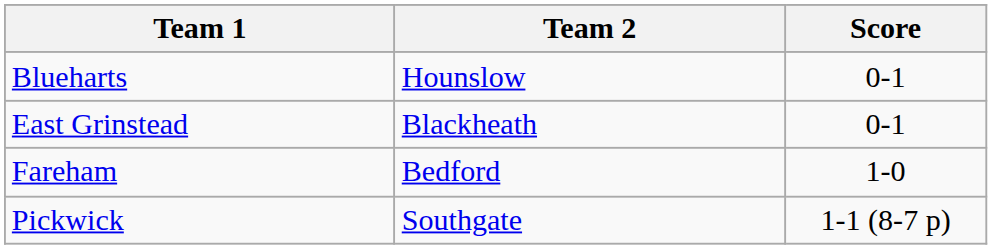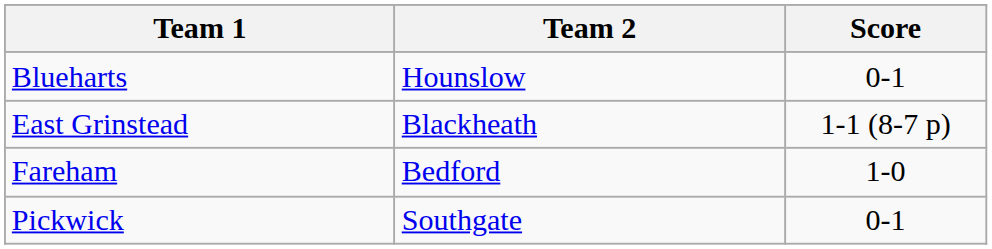(886, 123) 0-1 -> (886, 123) 1-1 (8-7 p)
(886, 219) 1-1 (8-7 p) -> (886, 219) 0-1
